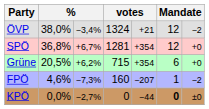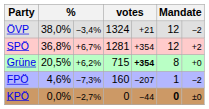(197, 47) +0 -> (197, 47) +2
(144, 63) normal -> (144, 63) bold
(176, 63) 6 -> (176, 63) 8
